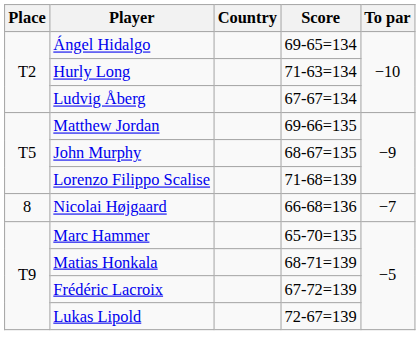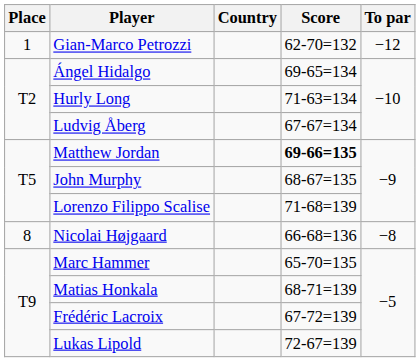+ row: (122, 45)
(321, 126) normal -> (321, 153) bold
(387, 207) −7 -> (388, 234) −8
